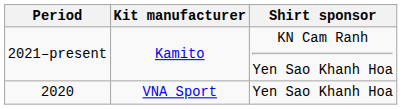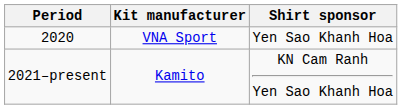rows swapped: (57, 92) <-> (57, 54)
